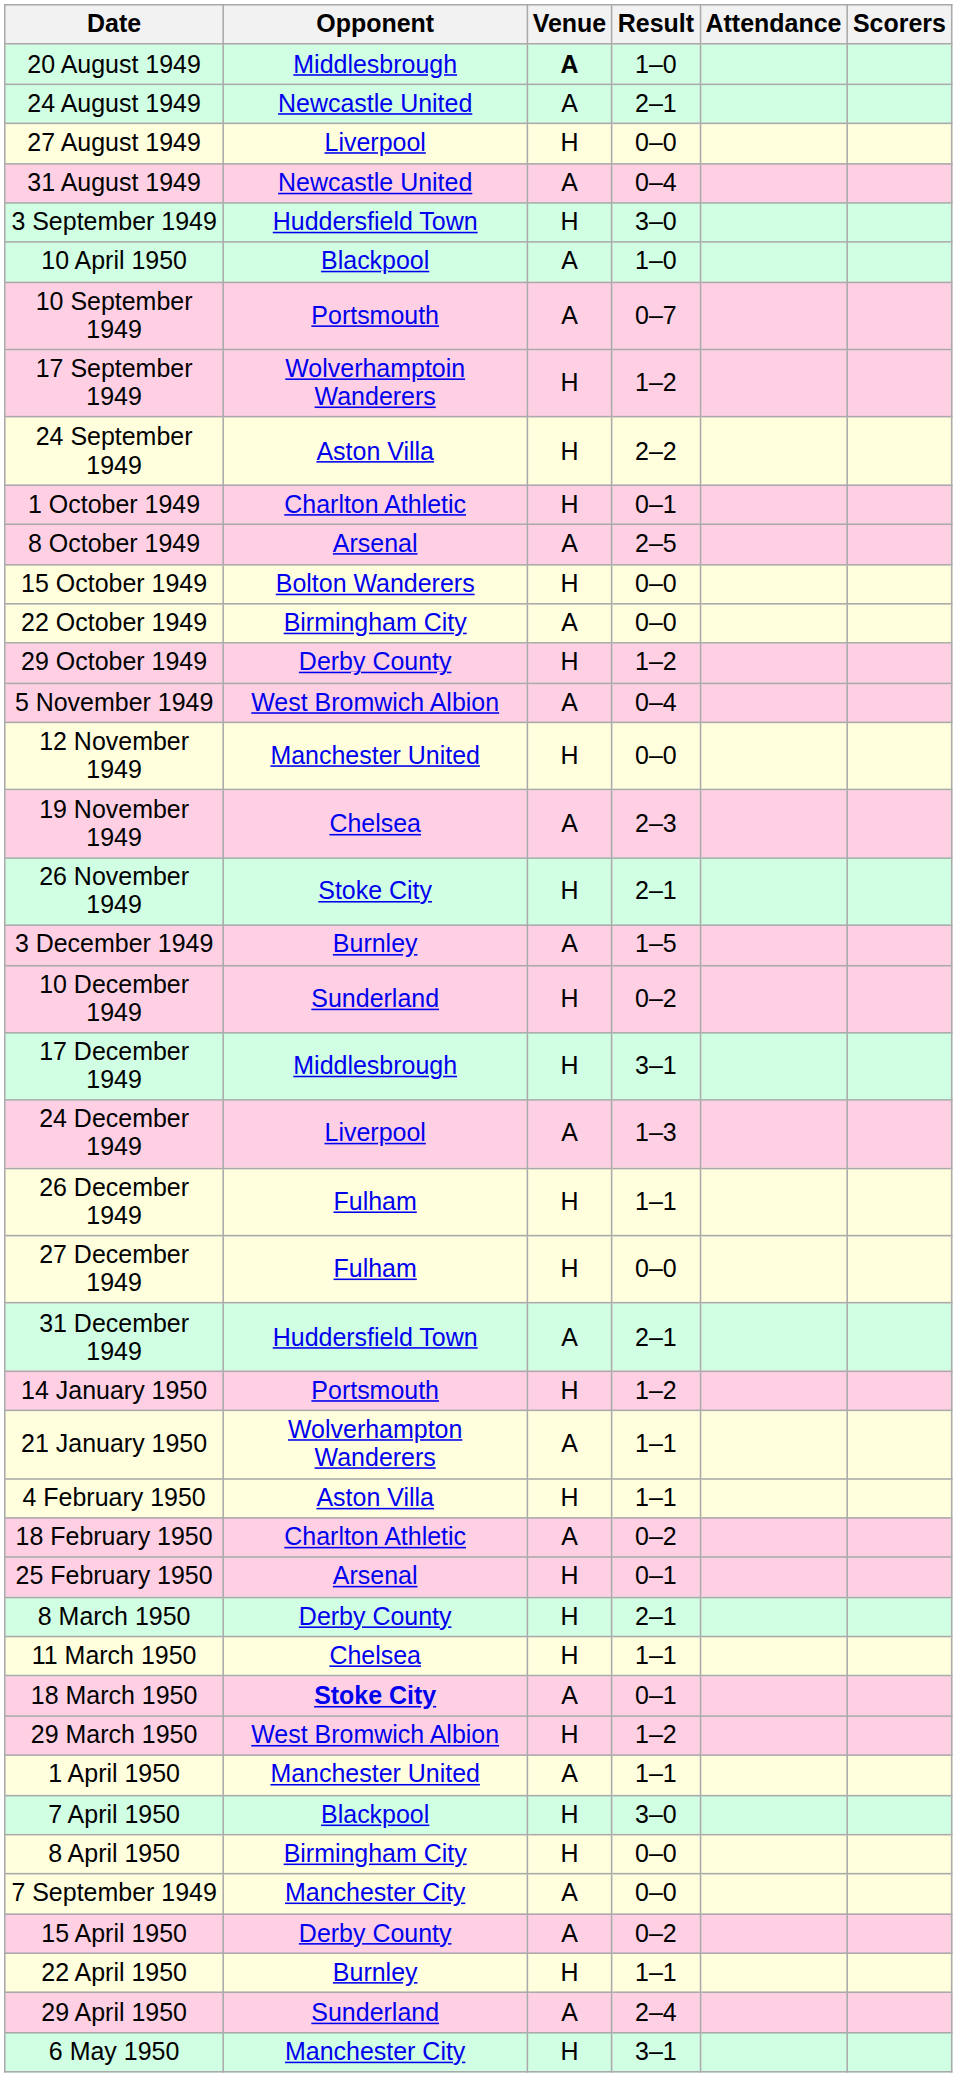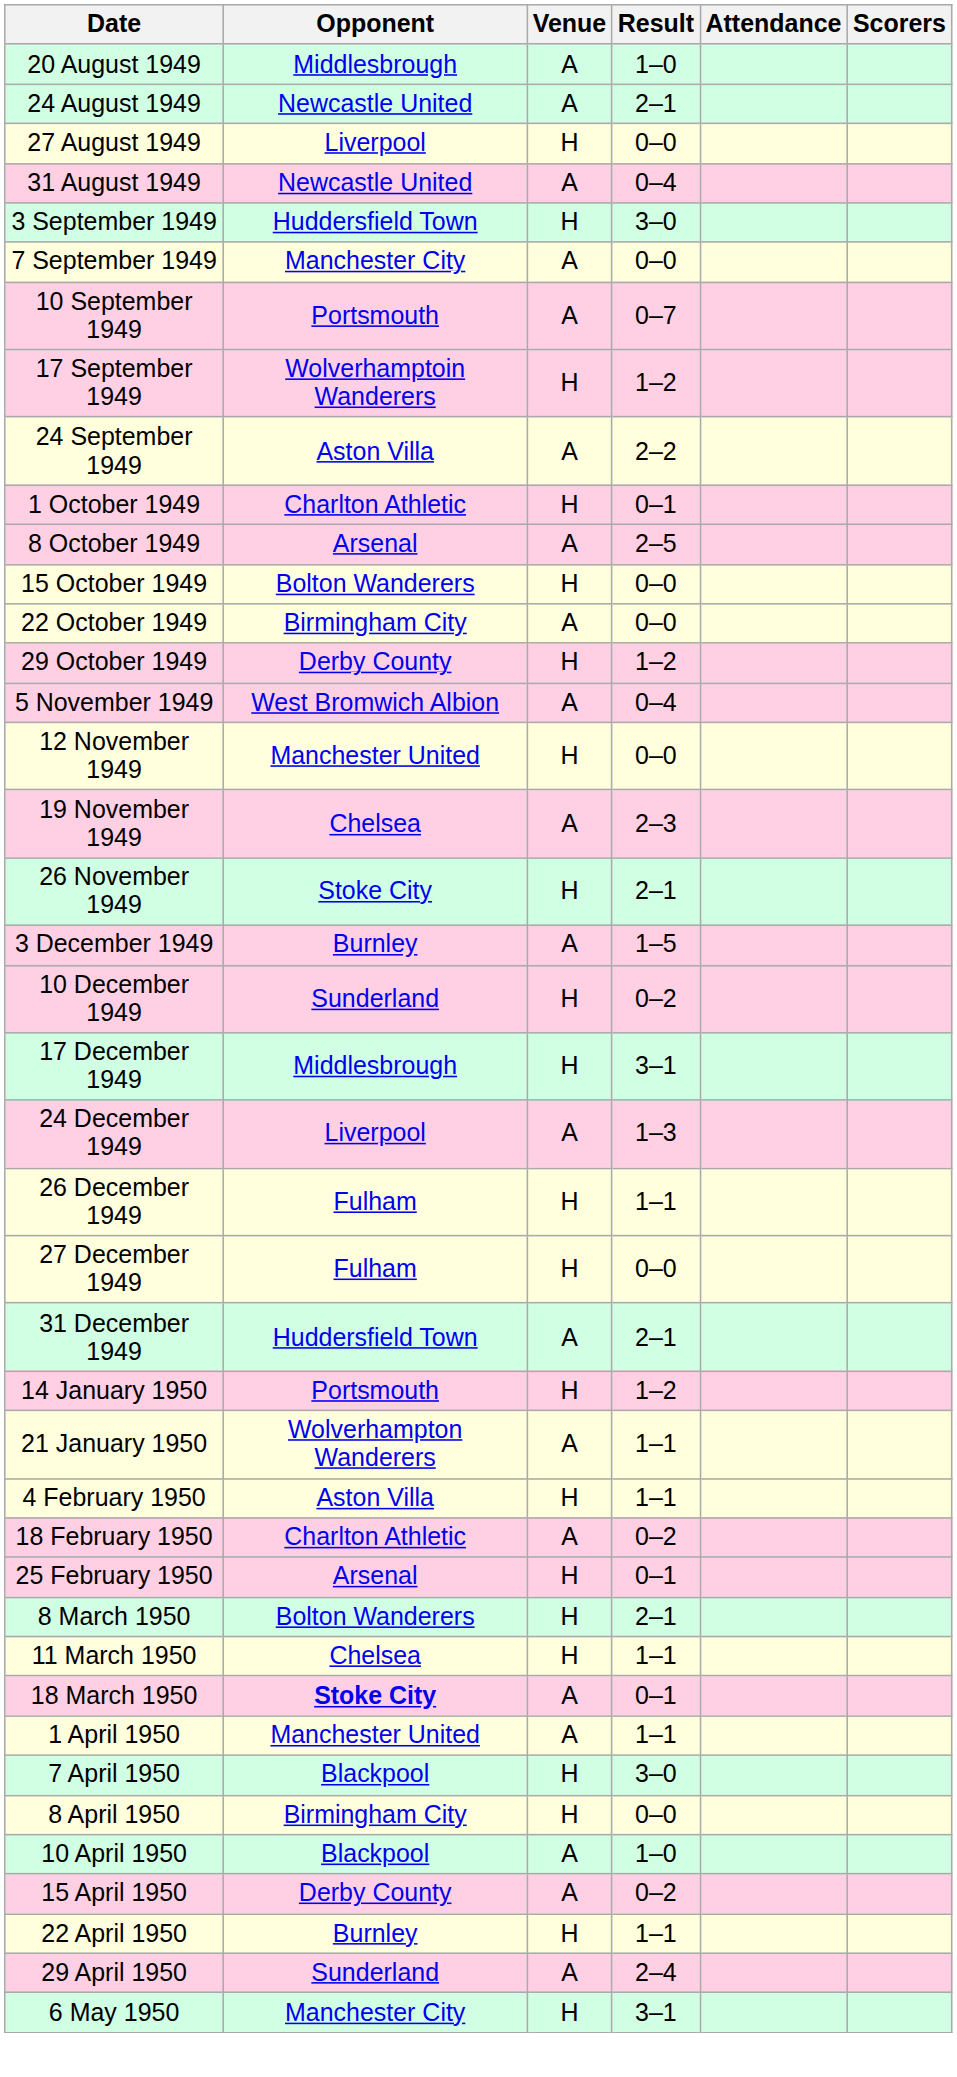(569, 63) bold -> (569, 63) normal
rows swapped: (114, 1893) <-> (114, 261)
(569, 450) H -> (569, 450) A
(375, 1616) Derby County -> (375, 1616) Bolton Wanderers
- row: (114, 1735)
